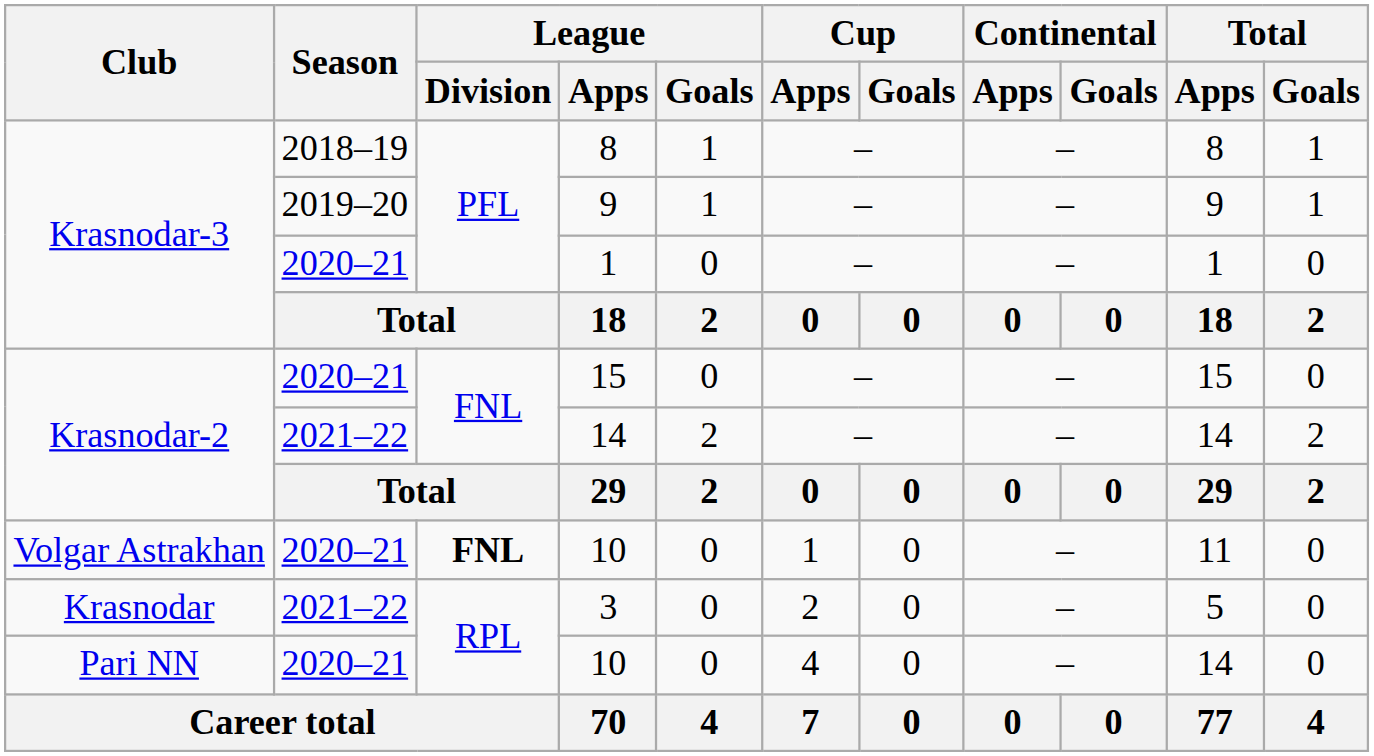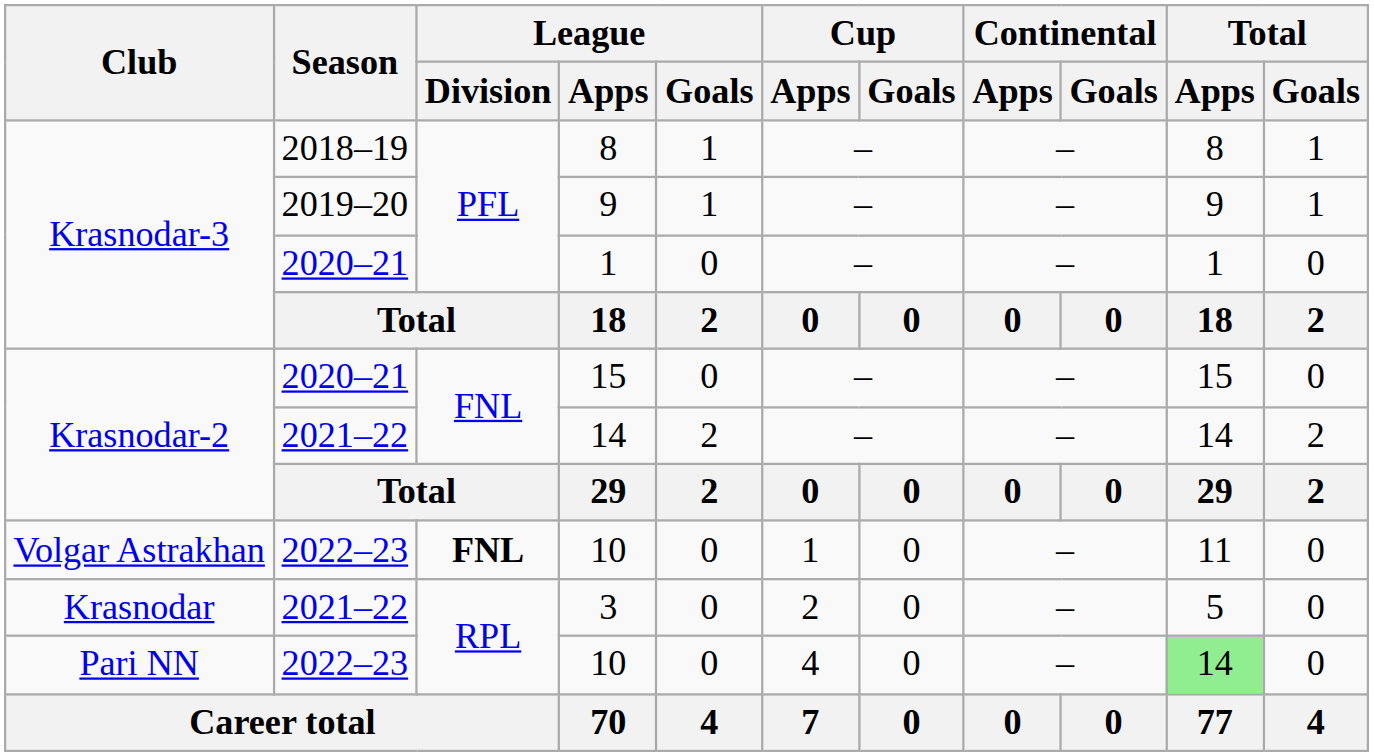(345, 549) 2020–21 -> (345, 549) 2022–23
(345, 663) 2020–21 -> (345, 663) 2022–23
(1215, 663) no background -> (1215, 663) lightgreen background
